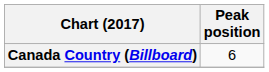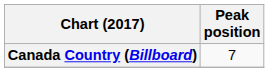(232, 55) 6 -> (232, 55) 7
